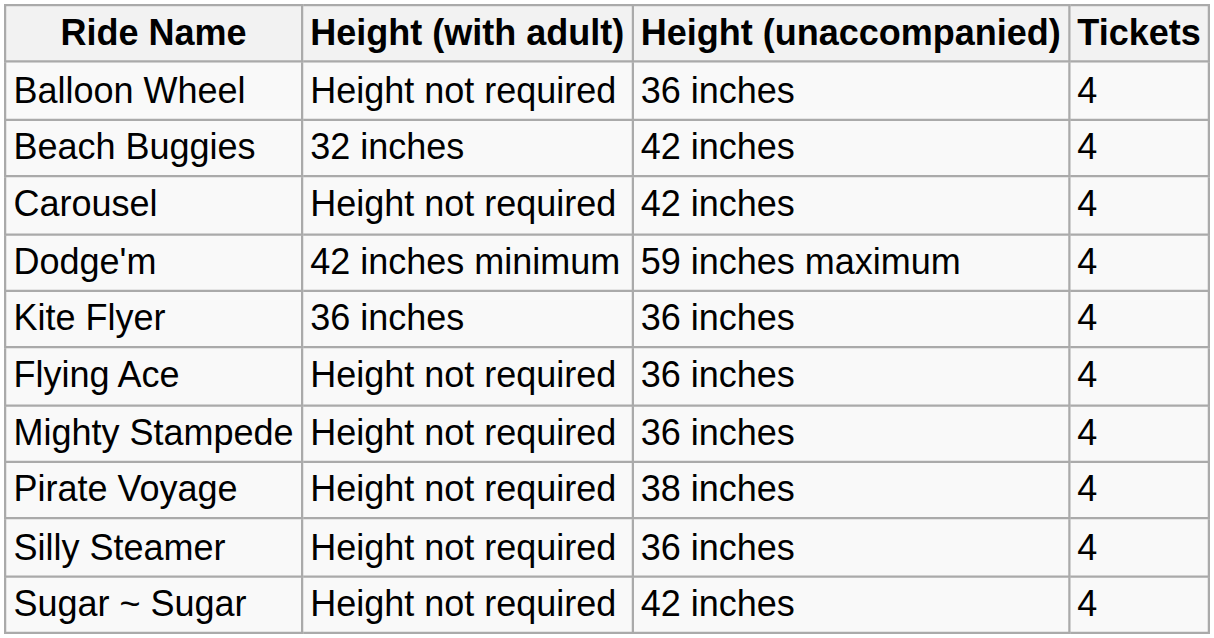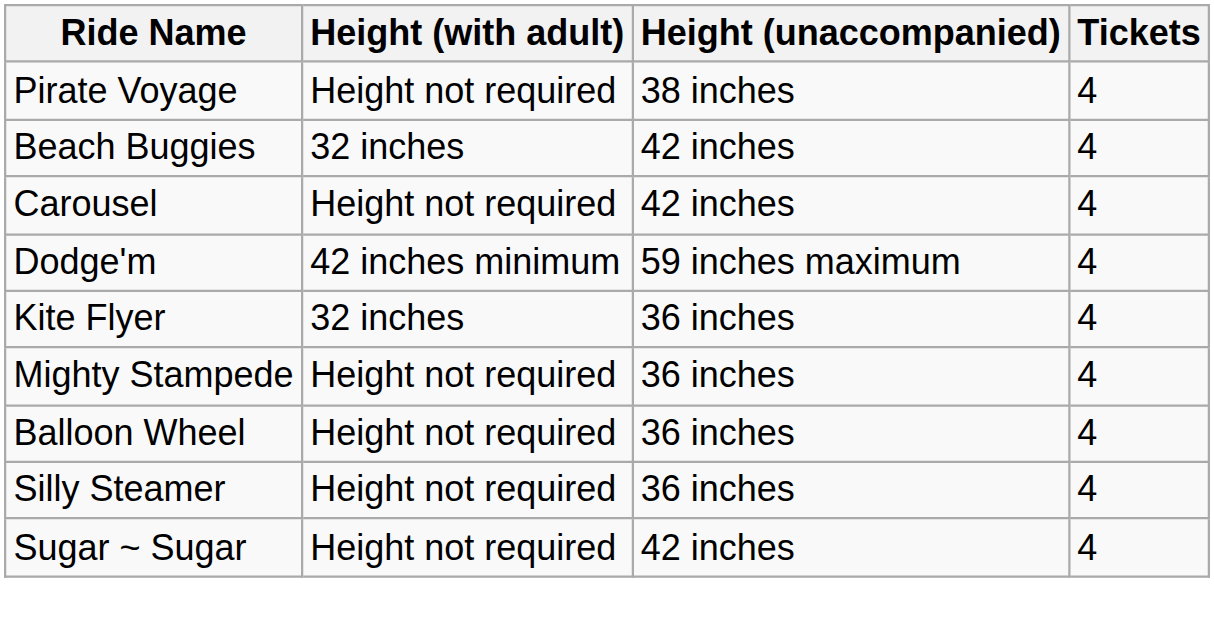rows swapped: (129, 90) <-> (126, 489)
(387, 318) 36 inches -> (387, 318) 32 inches
- row: (96, 375)
